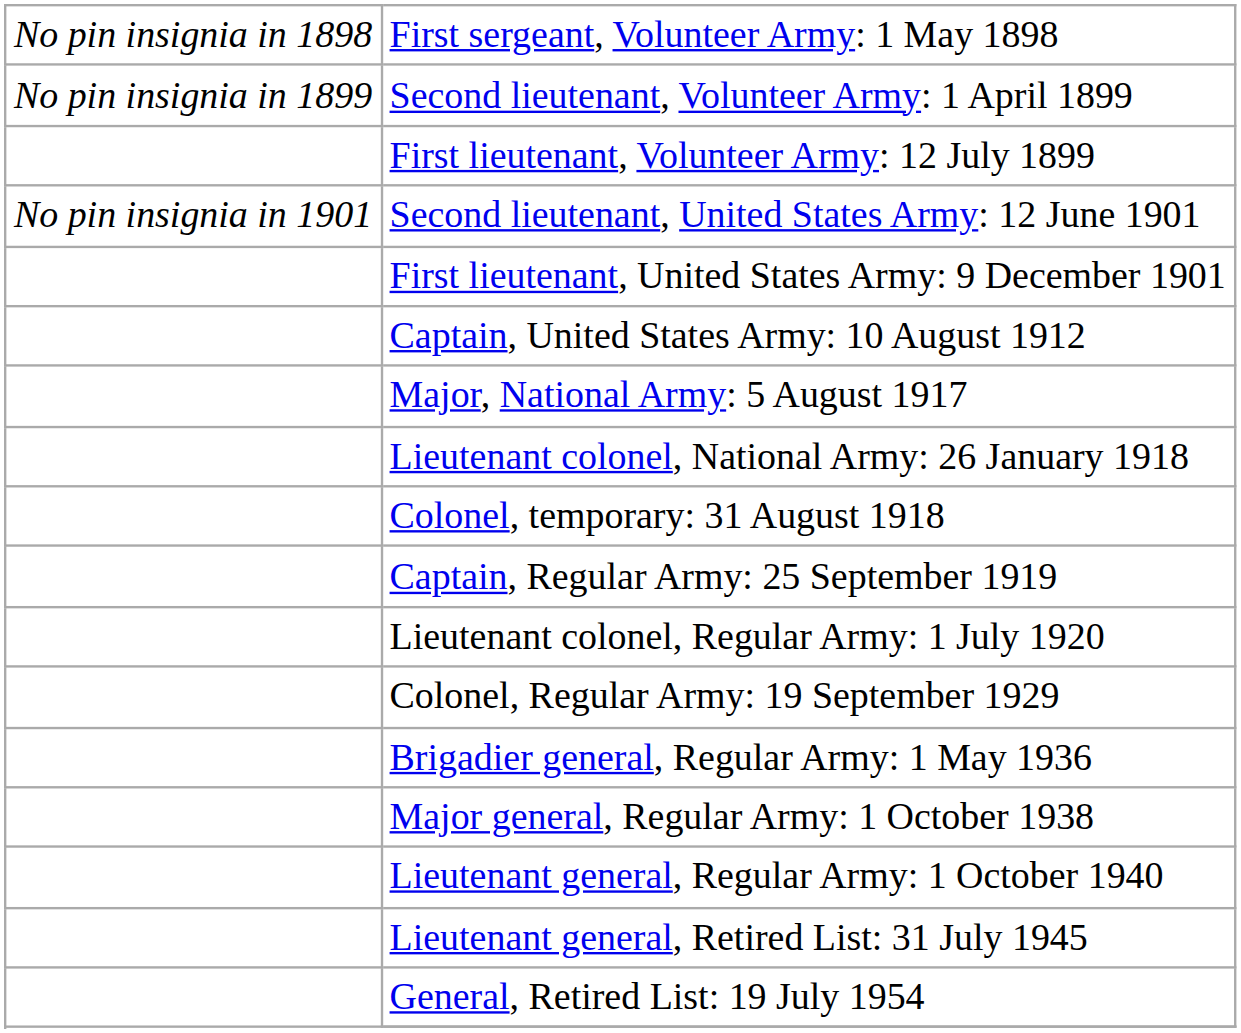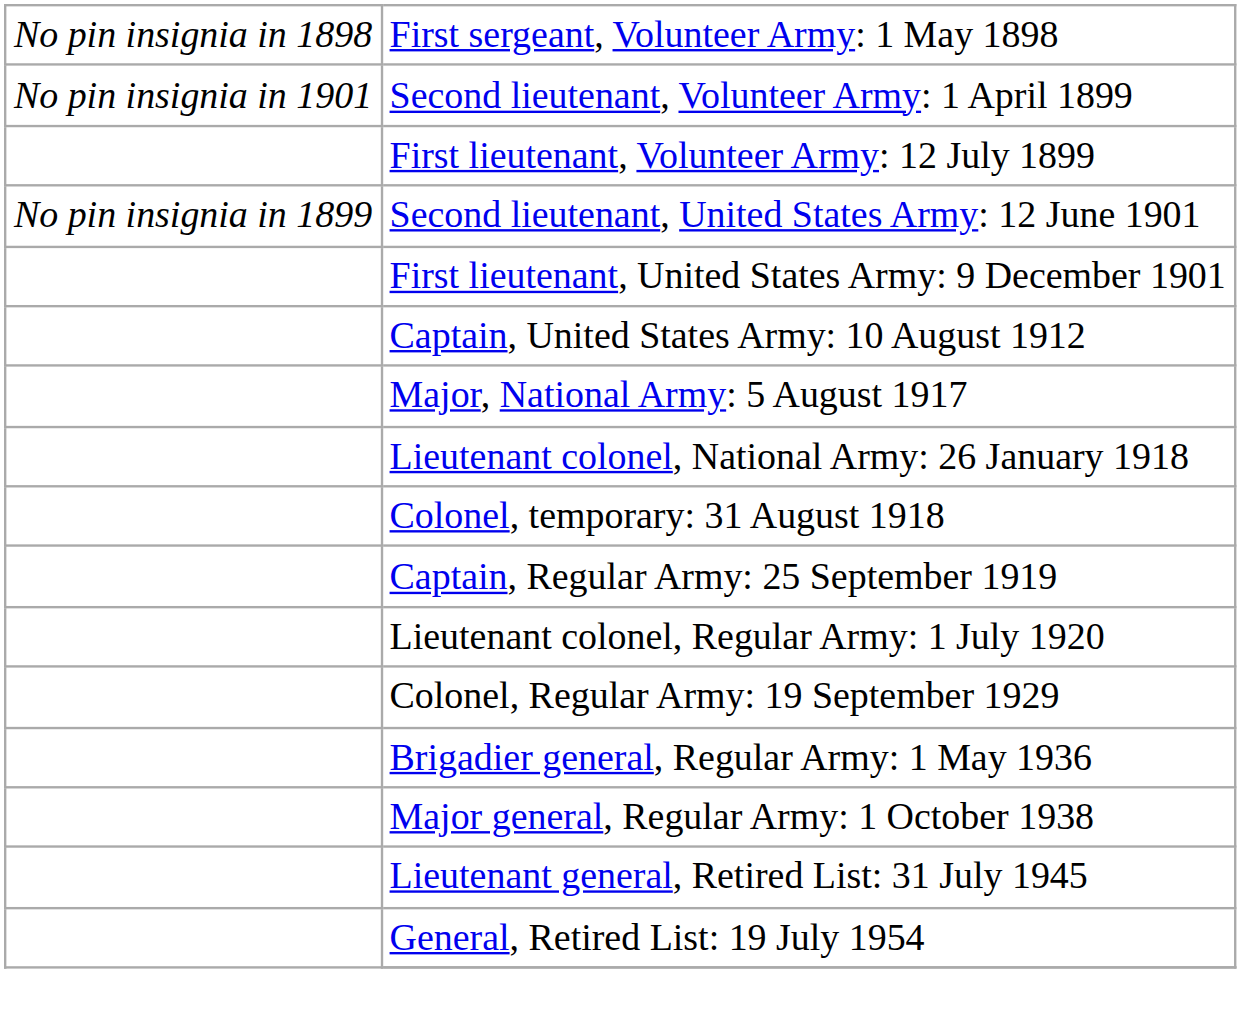(193, 94) No pin insignia in 1899 -> (193, 94) No pin insignia in 1901
(193, 214) No pin insignia in 1901 -> (193, 214) No pin insignia in 1899
- row: (777, 876)
